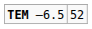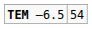(77, 14) 52 -> (77, 14) 54
